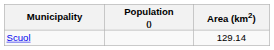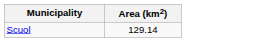- column: (149, 17)
